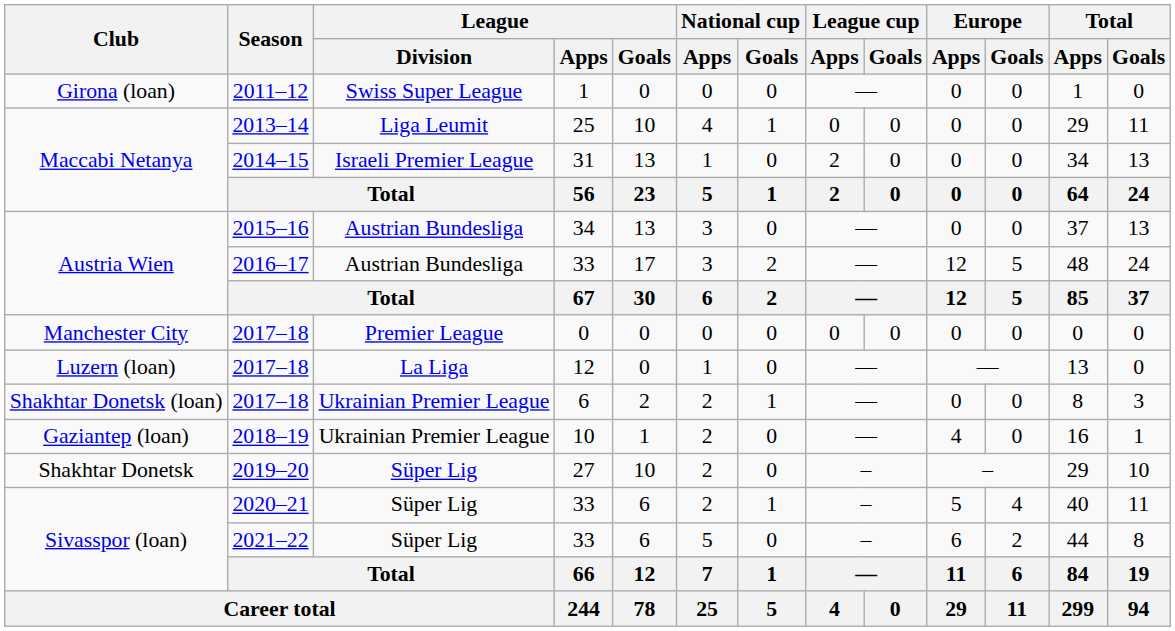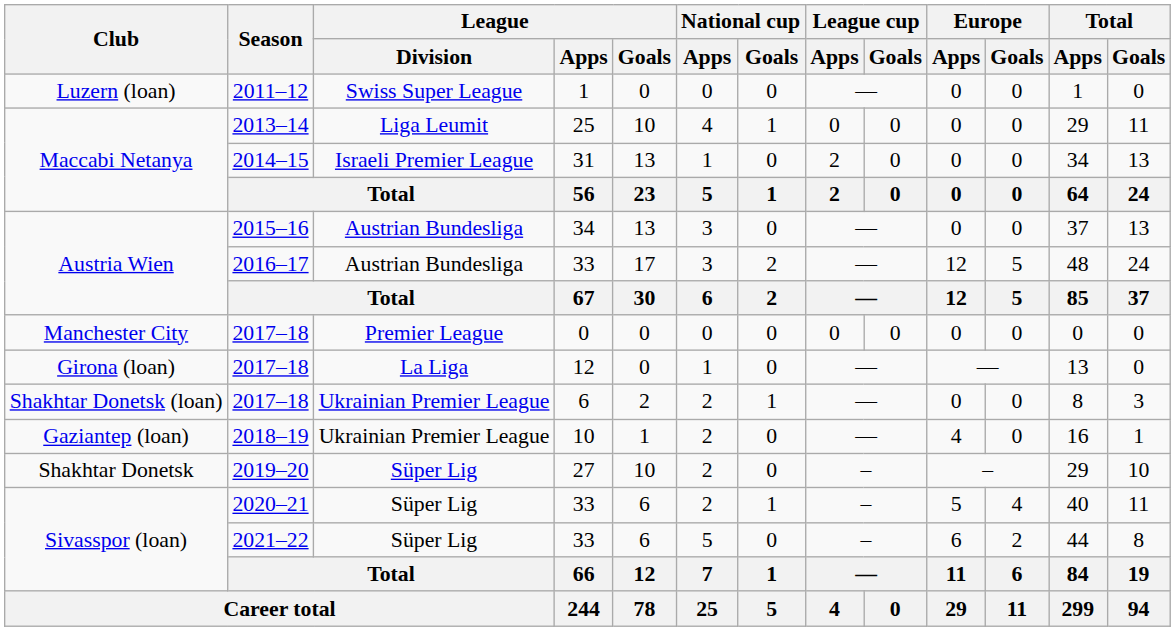(116, 90) Girona (loan) -> (116, 90) Luzern (loan)
(116, 366) Luzern (loan) -> (116, 366) Girona (loan)
